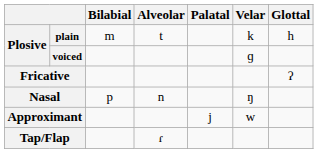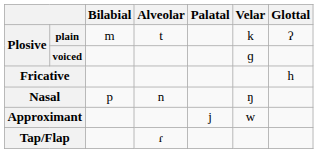(291, 35) h -> (291, 35) ʔ
(291, 76) ʔ -> (291, 76) h
